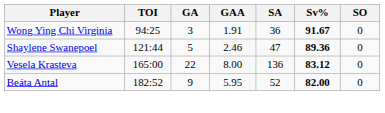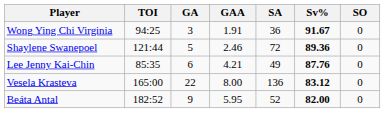(275, 47) 47 -> (275, 47) 72
+ row: (51, 64)
